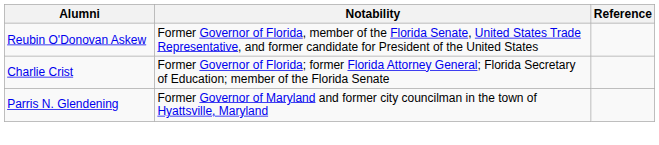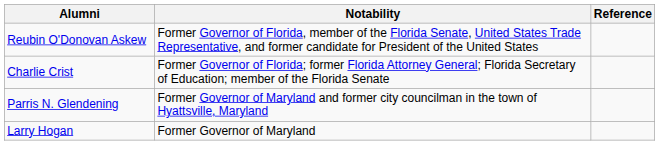+ row: (40, 130)
